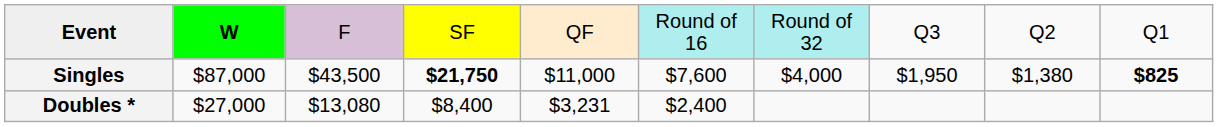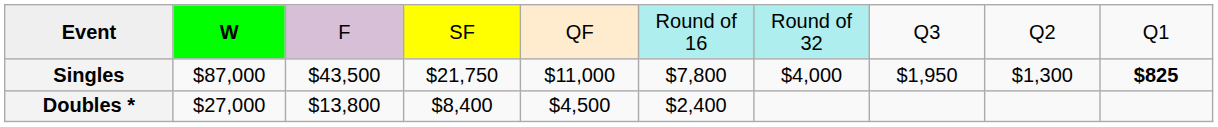(462, 75) bold -> (462, 75) normal
(696, 75) $7,600 -> (696, 75) $7,800
(1042, 75) $1,380 -> (1042, 75) $1,300
(344, 106) $13,080 -> (344, 106) $13,800
(580, 106) $3,231 -> (580, 106) $4,500
